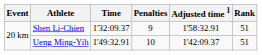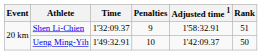(245, 43) 51 -> (245, 43) 50
